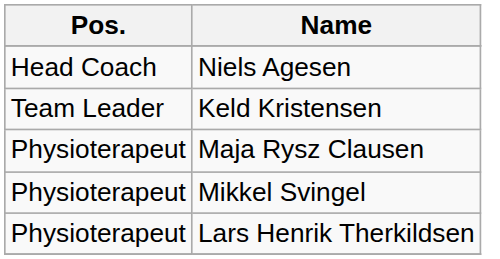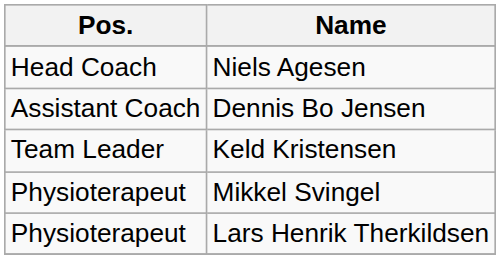+ row: (319, 108)
- row: (311, 150)
